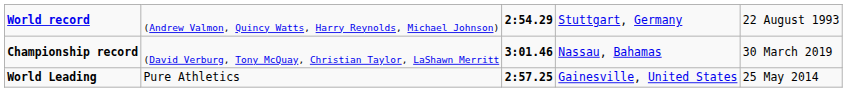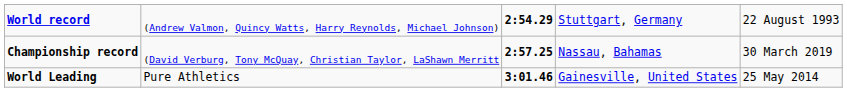(529, 52) 3:01.46 -> (529, 52) 2:57.25
(529, 77) 2:57.25 -> (529, 77) 3:01.46
